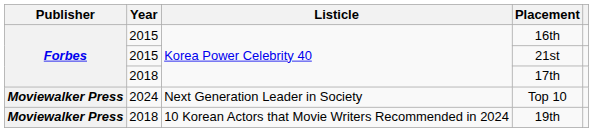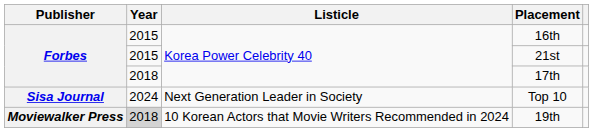(65, 96) Moviewalker Press -> (65, 96) Sisa Journal
(144, 117) no background -> (144, 117) lightgrey background
